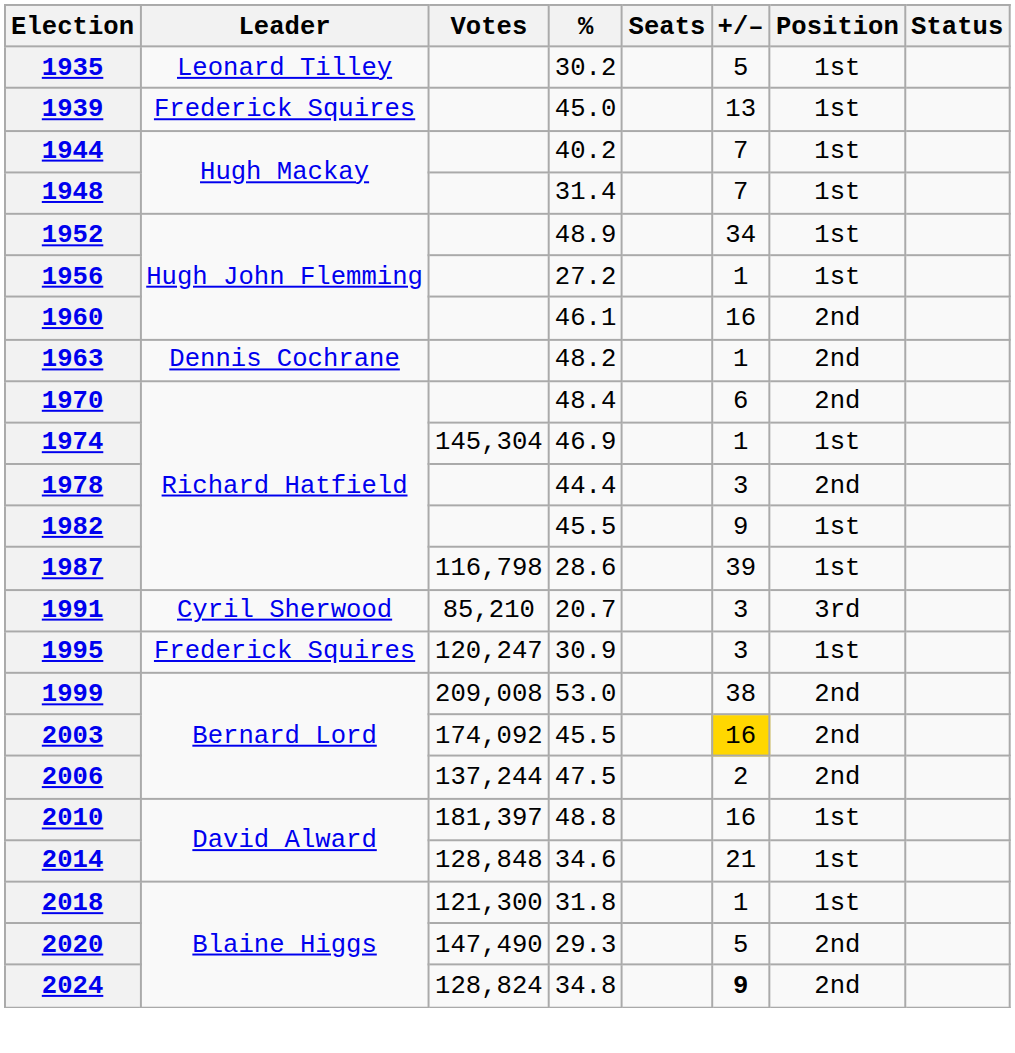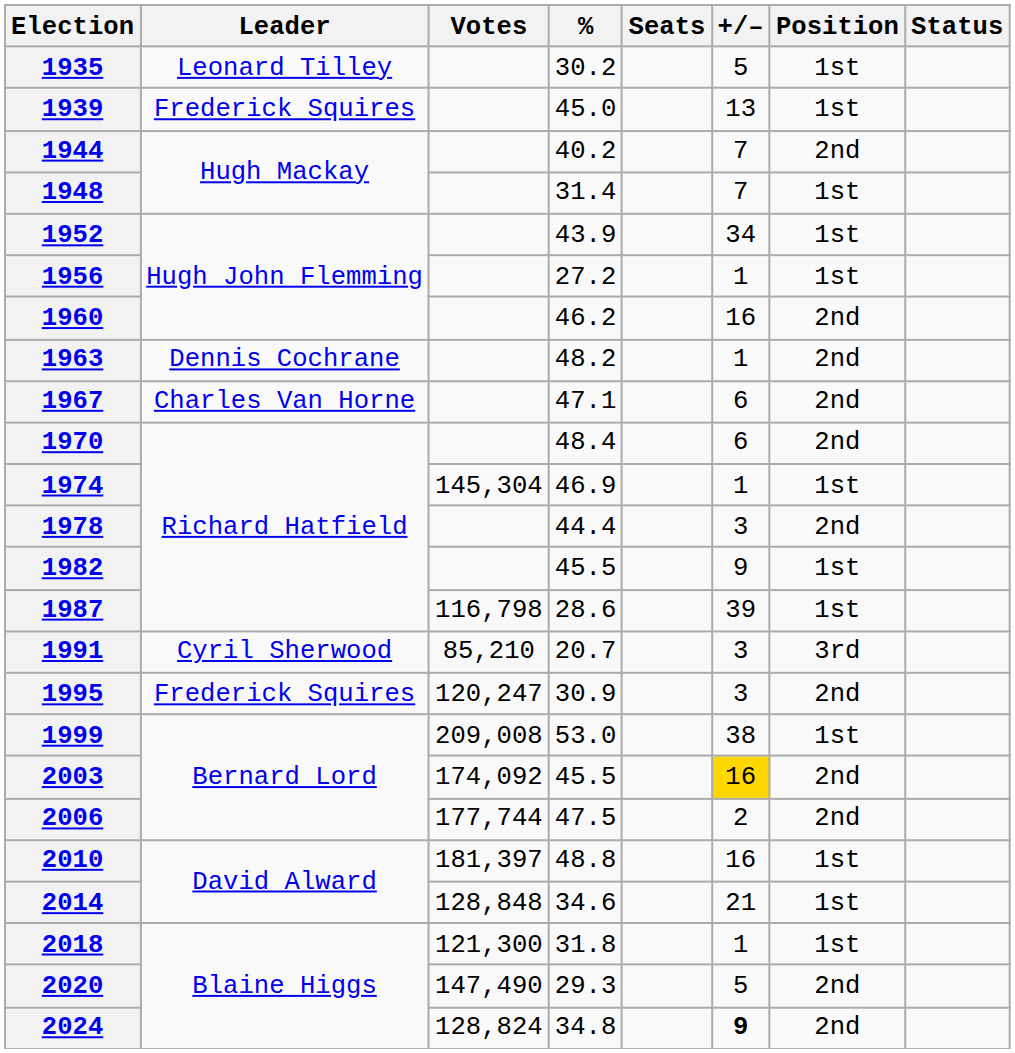(837, 151) 1st -> (837, 151) 2nd
(586, 235) 48.9 -> (586, 235) 43.9
(586, 318) 46.1 -> (586, 318) 46.2
+ row: (73, 402)
(837, 652) 1st -> (837, 694) 2nd
(837, 694) 2nd -> (837, 735) 1st
(489, 777) 137,244 -> (489, 819) 177,744
